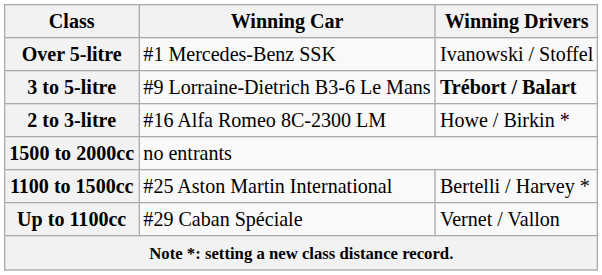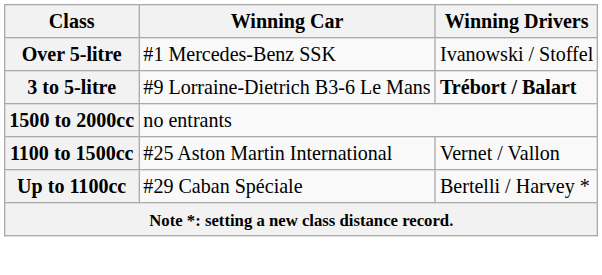- row: (72, 120)
(515, 186) Bertelli / Harvey * -> (500, 153) Vernet / Vallon
(500, 219) Vernet / Vallon -> (515, 186) Bertelli / Harvey *
